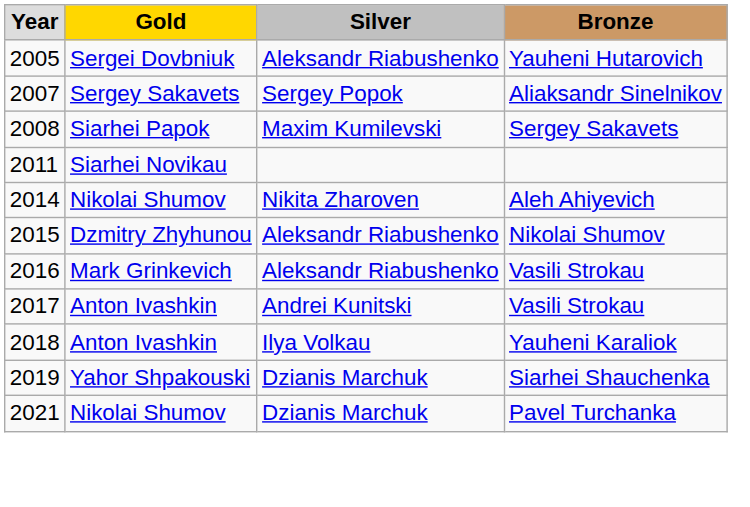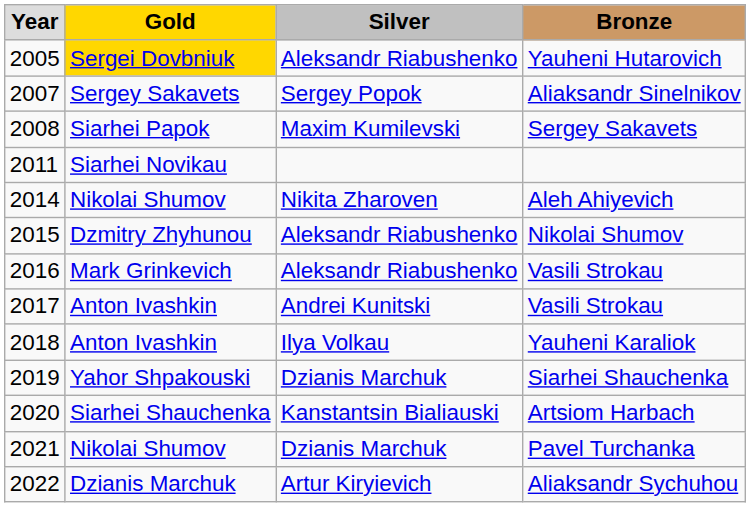(152, 57) no background -> (152, 57) gold background
+ row: (35, 413)
+ row: (35, 484)
